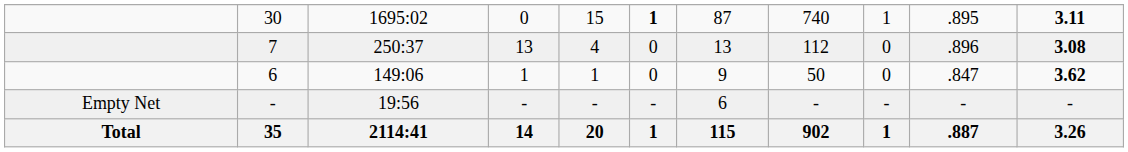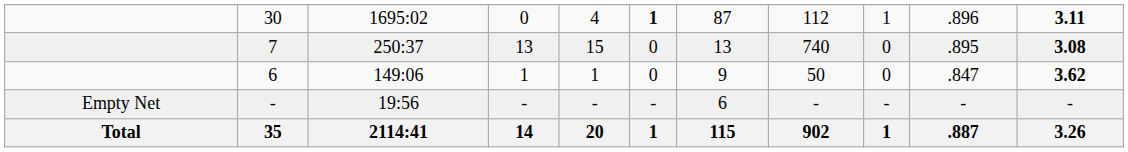(595, 18) 15 -> (595, 18) 4
(816, 18) 740 -> (816, 18) 112
(963, 18) .895 -> (963, 18) .896
(595, 47) 4 -> (595, 47) 15
(816, 47) 112 -> (816, 47) 740
(963, 47) .896 -> (963, 47) .895
